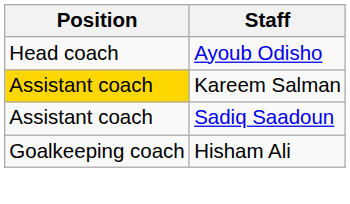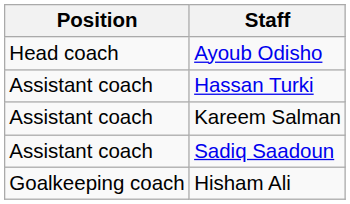+ row: (254, 85)
(81, 85) gold background -> (81, 118) no background
